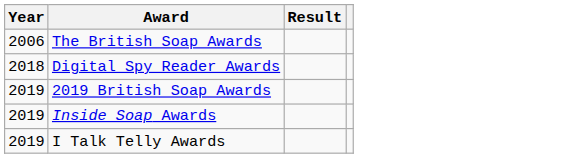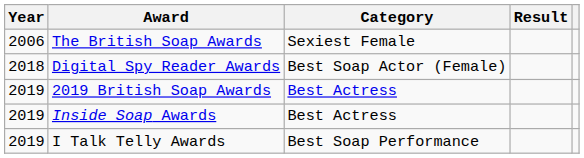+ column: (397, 17)
